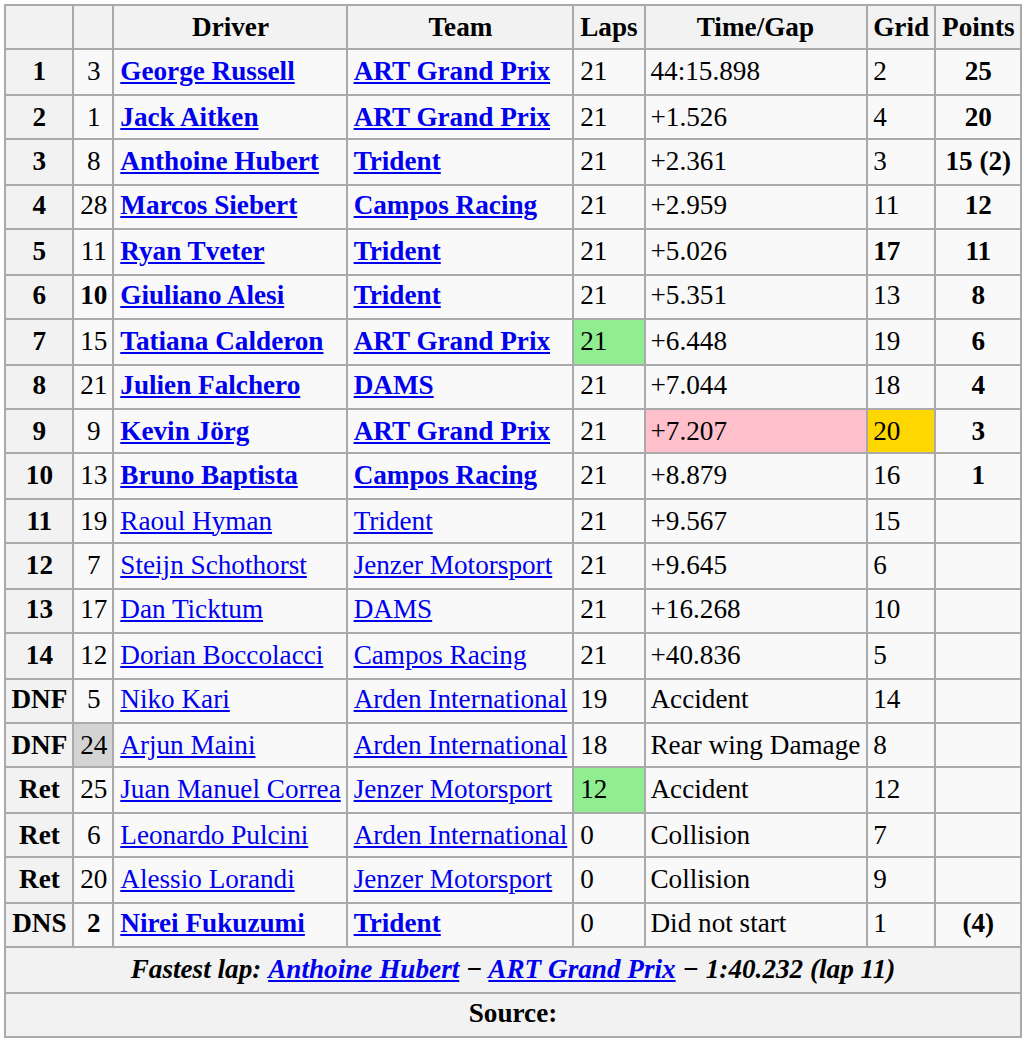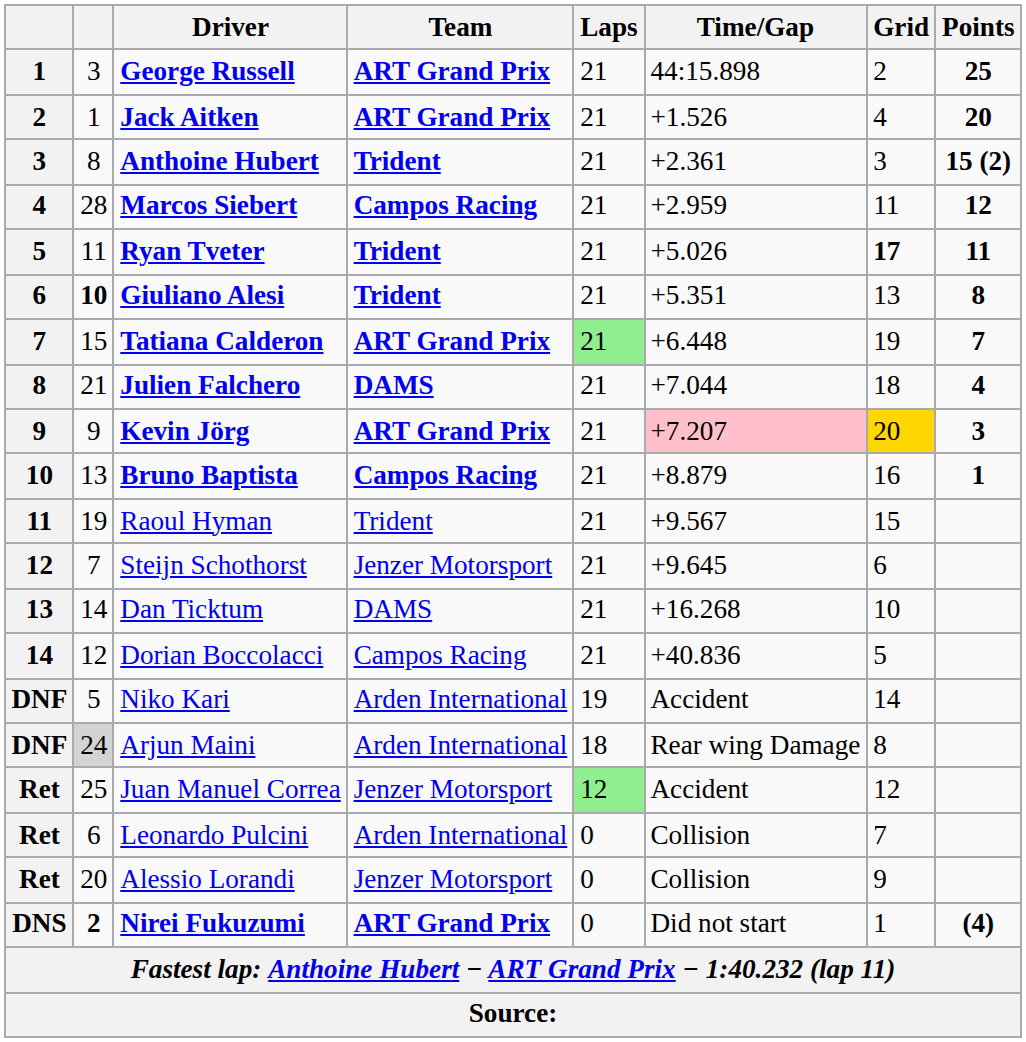(978, 340) 6 -> (978, 340) 7
(94, 609) 17 -> (94, 609) 14
(397, 924) Trident -> (452, 924) ART Grand Prix
